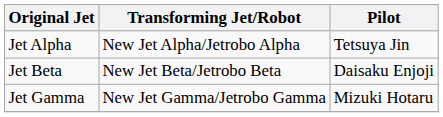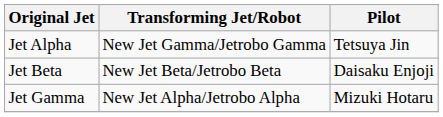(201, 44) New Jet Alpha/Jetrobo Alpha -> (214, 44) New Jet Gamma/Jetrobo Gamma
(214, 97) New Jet Gamma/Jetrobo Gamma -> (201, 97) New Jet Alpha/Jetrobo Alpha
